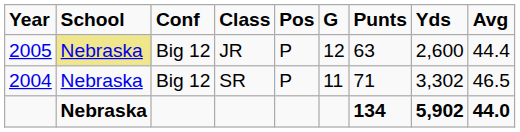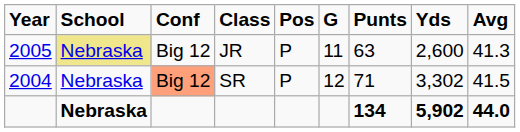(334, 50) 12 -> (333, 50) 11
(491, 50) 44.4 -> (491, 50) 41.3
(183, 80) no background -> (183, 80) lightsalmon background
(333, 80) 11 -> (334, 80) 12
(491, 80) 46.5 -> (491, 80) 41.5
